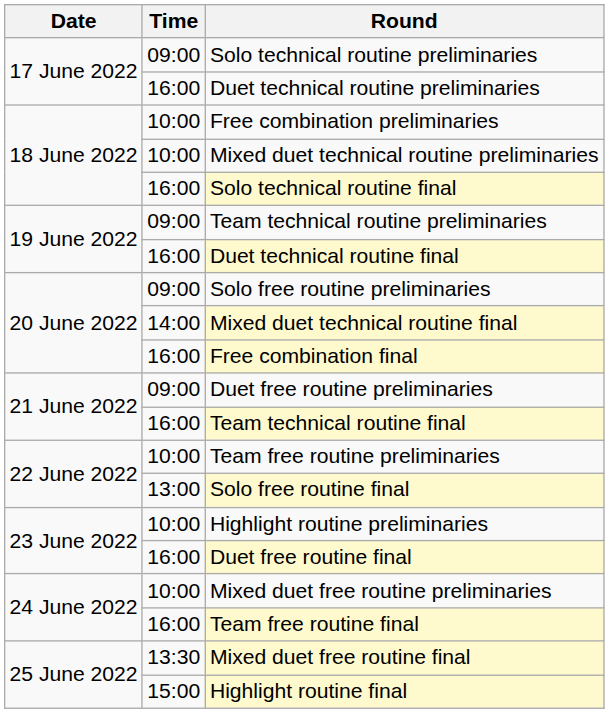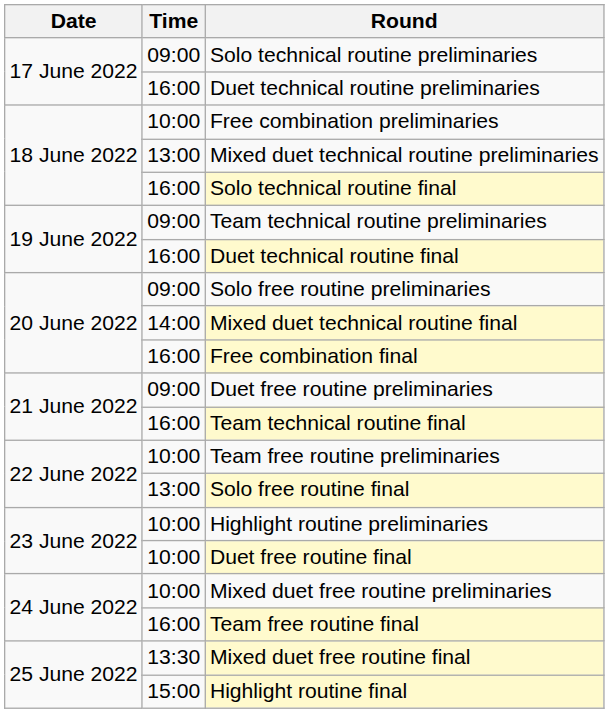(174, 155) 10:00 -> (174, 155) 13:00
(174, 557) 16:00 -> (174, 557) 10:00
